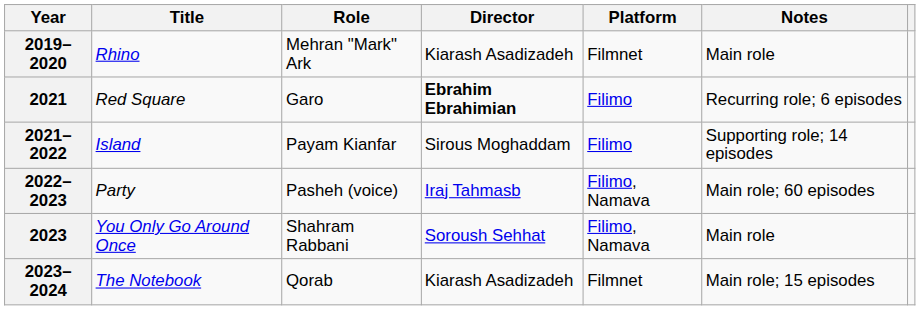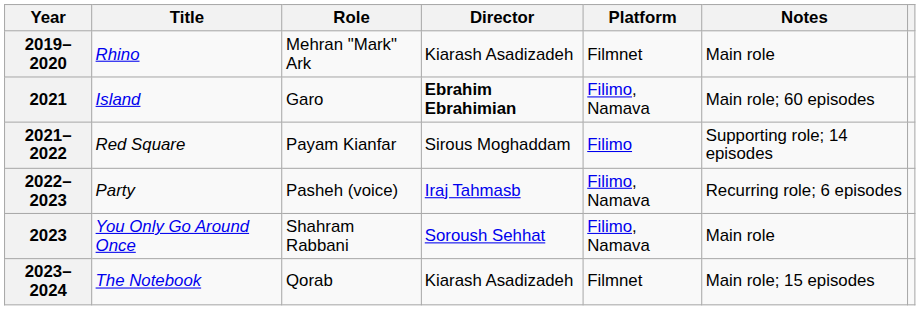(140, 99) Red Square -> (118, 99) Island
(610, 99) Filimo -> (619, 99) Filimo, Namava
(804, 99) Recurring role; 6 episodes -> (790, 99) Main role; 60 episodes
(118, 145) Island -> (140, 145) Red Square
(790, 190) Main role; 60 episodes -> (804, 190) Recurring role; 6 episodes
